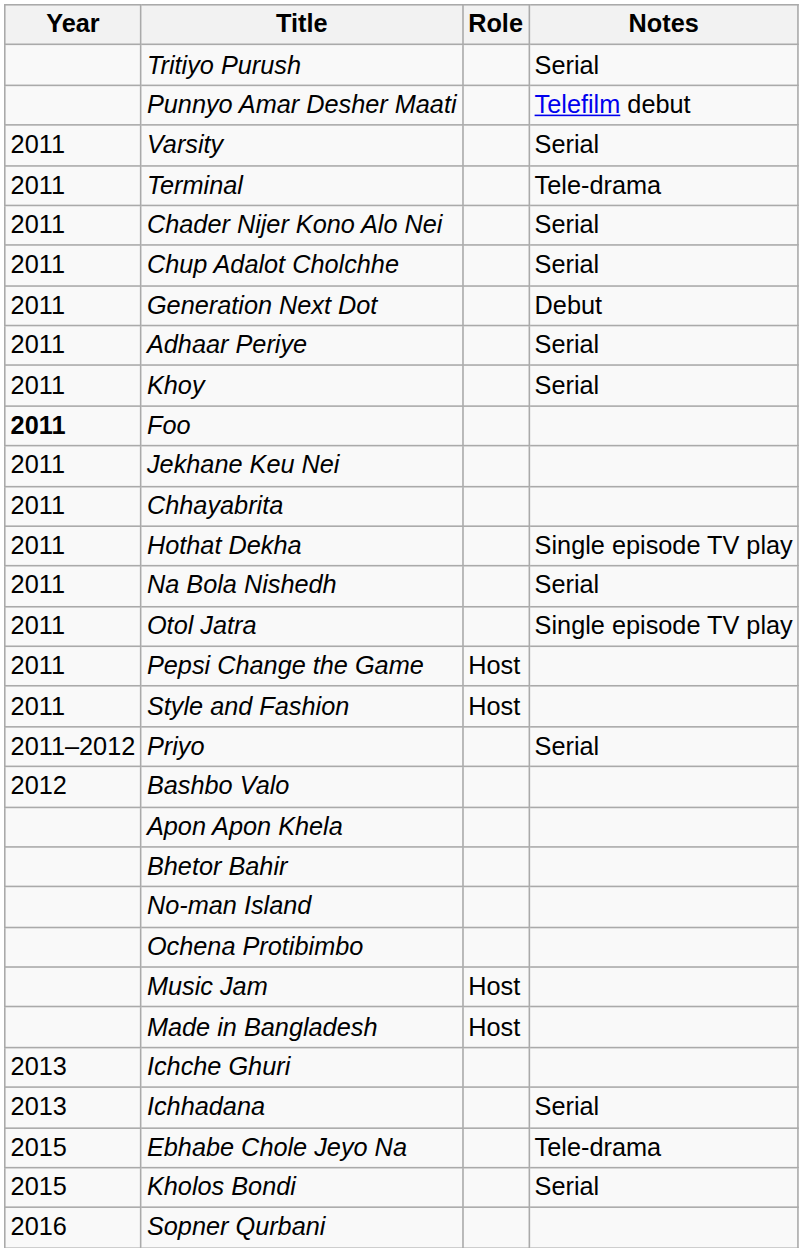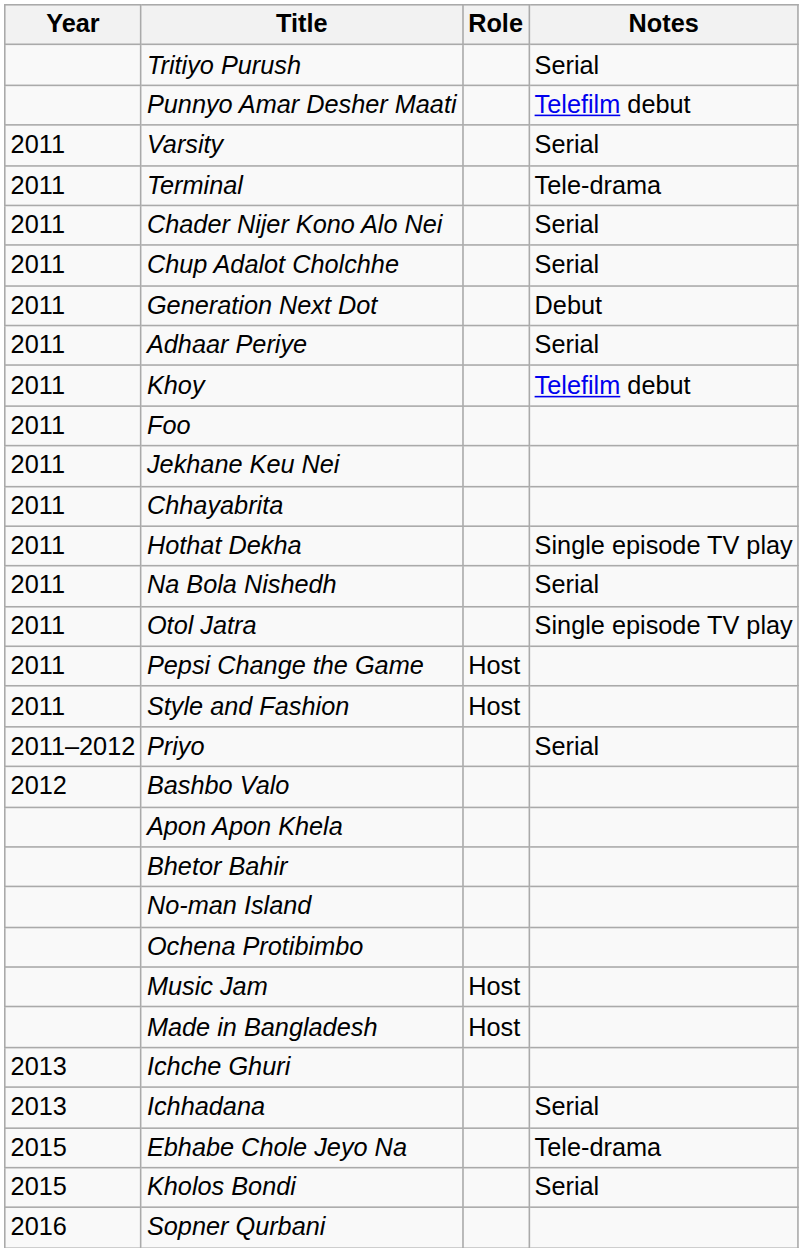(567, 385) Serial -> (613, 385) Telefilm debut
(38, 425) bold -> (38, 425) normal
